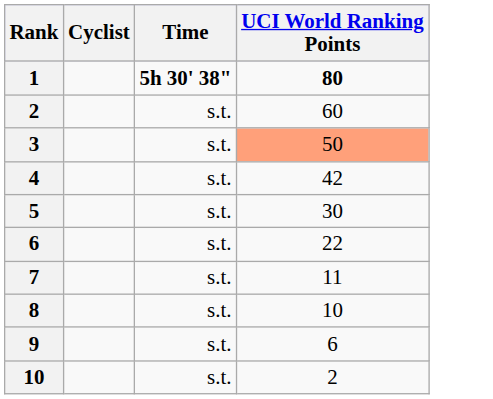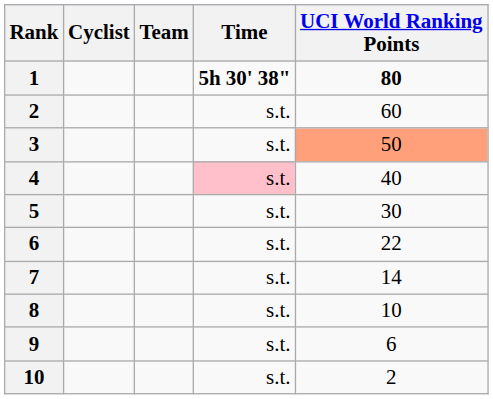+ column: (164, 32)
(219, 177) no background -> (278, 177) pink background
(332, 177) 42 -> (391, 177) 40
(332, 277) 11 -> (391, 277) 14
